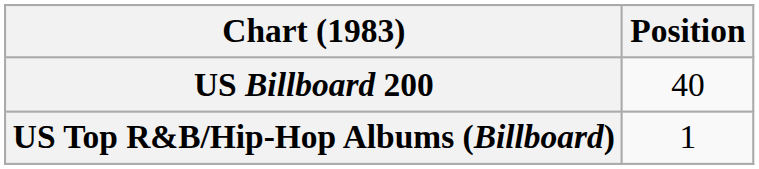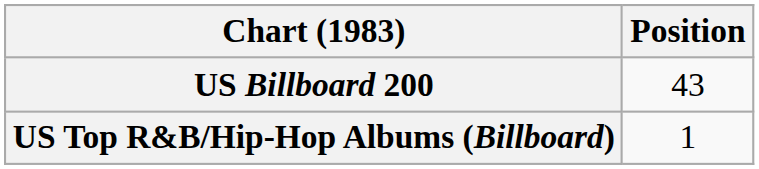(688, 84) 40 -> (688, 84) 43
